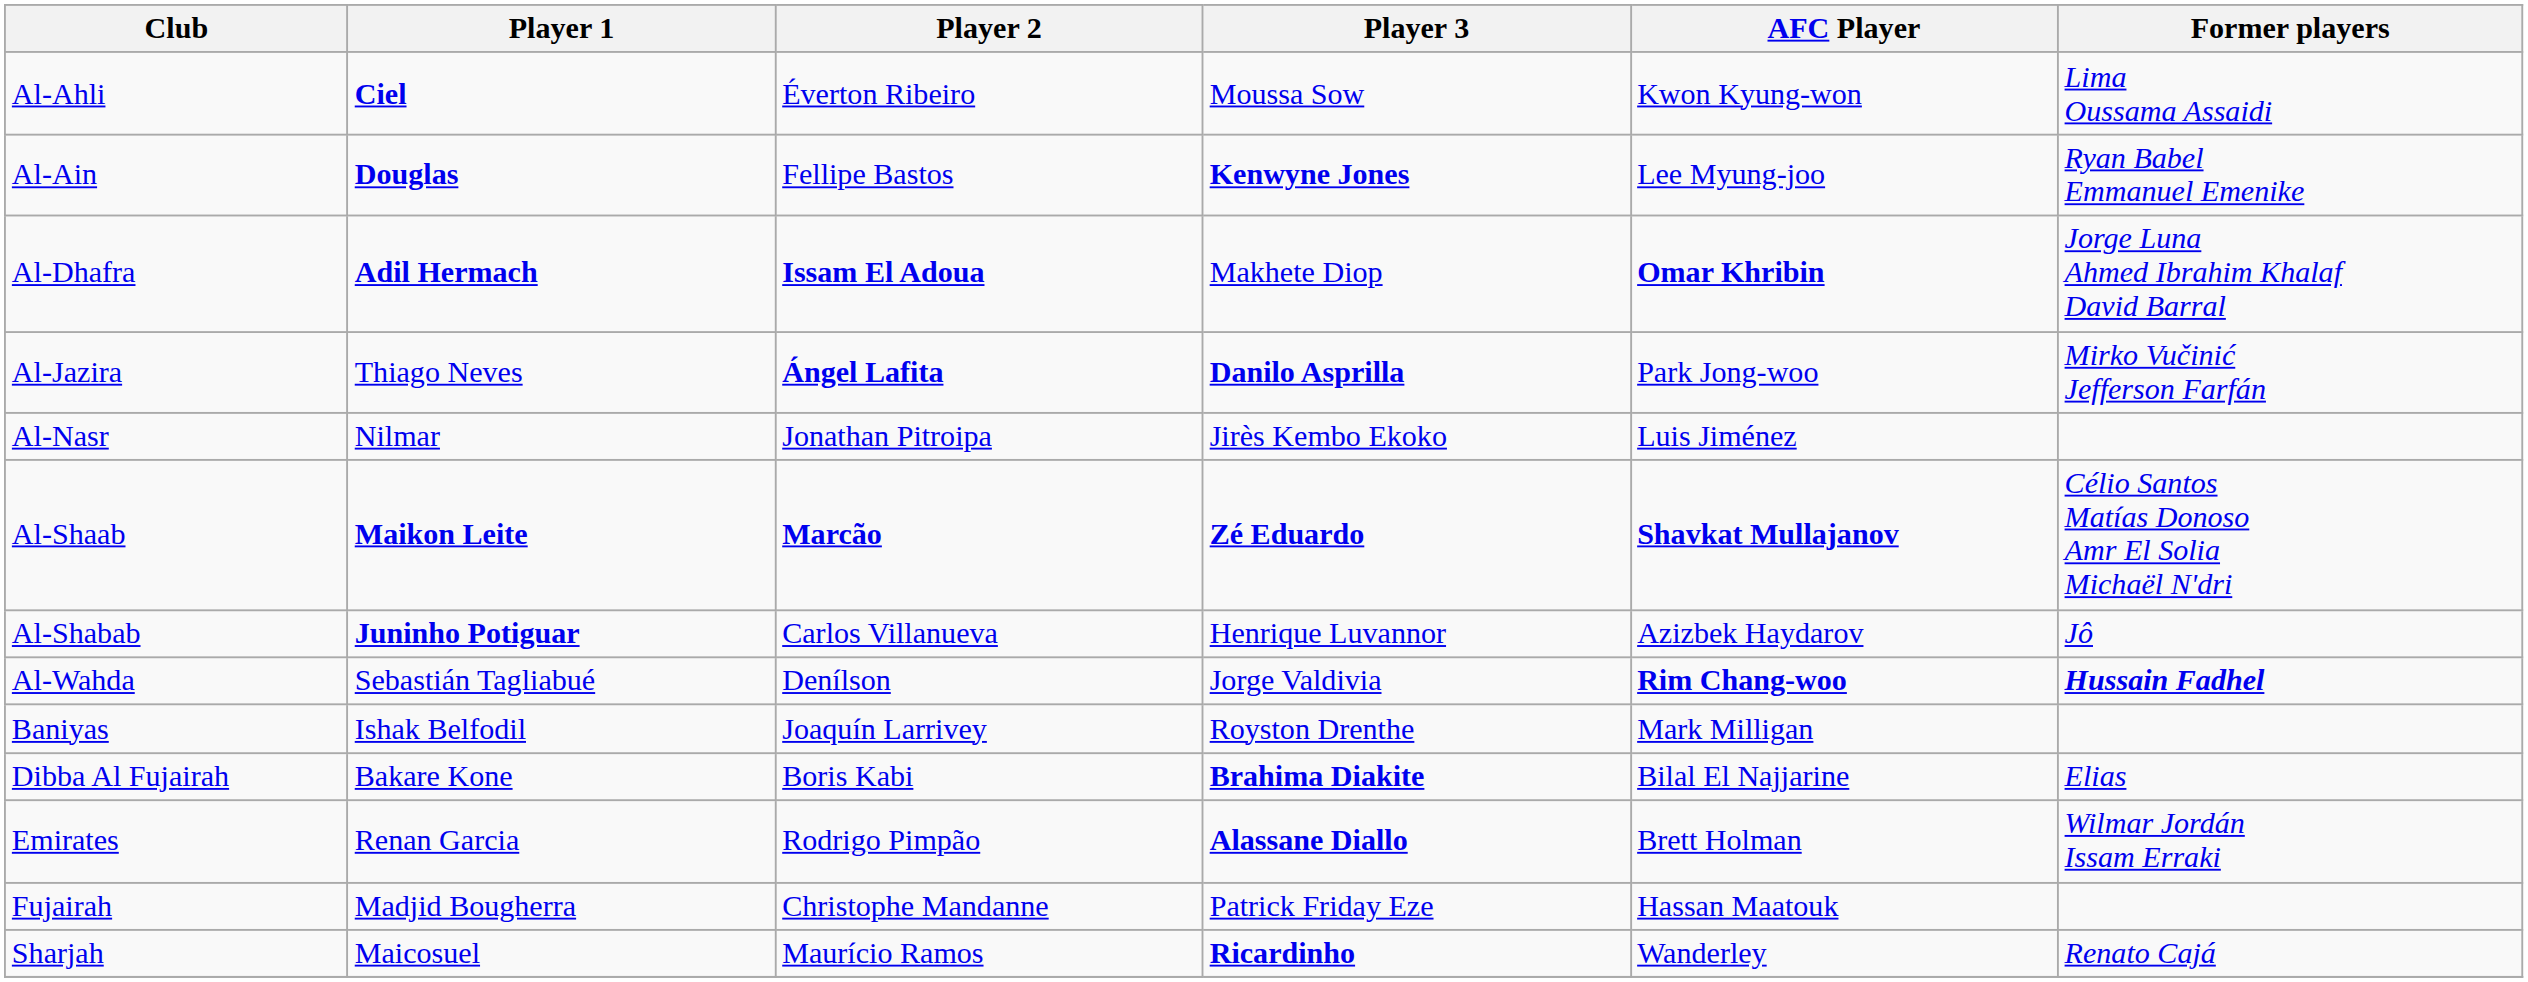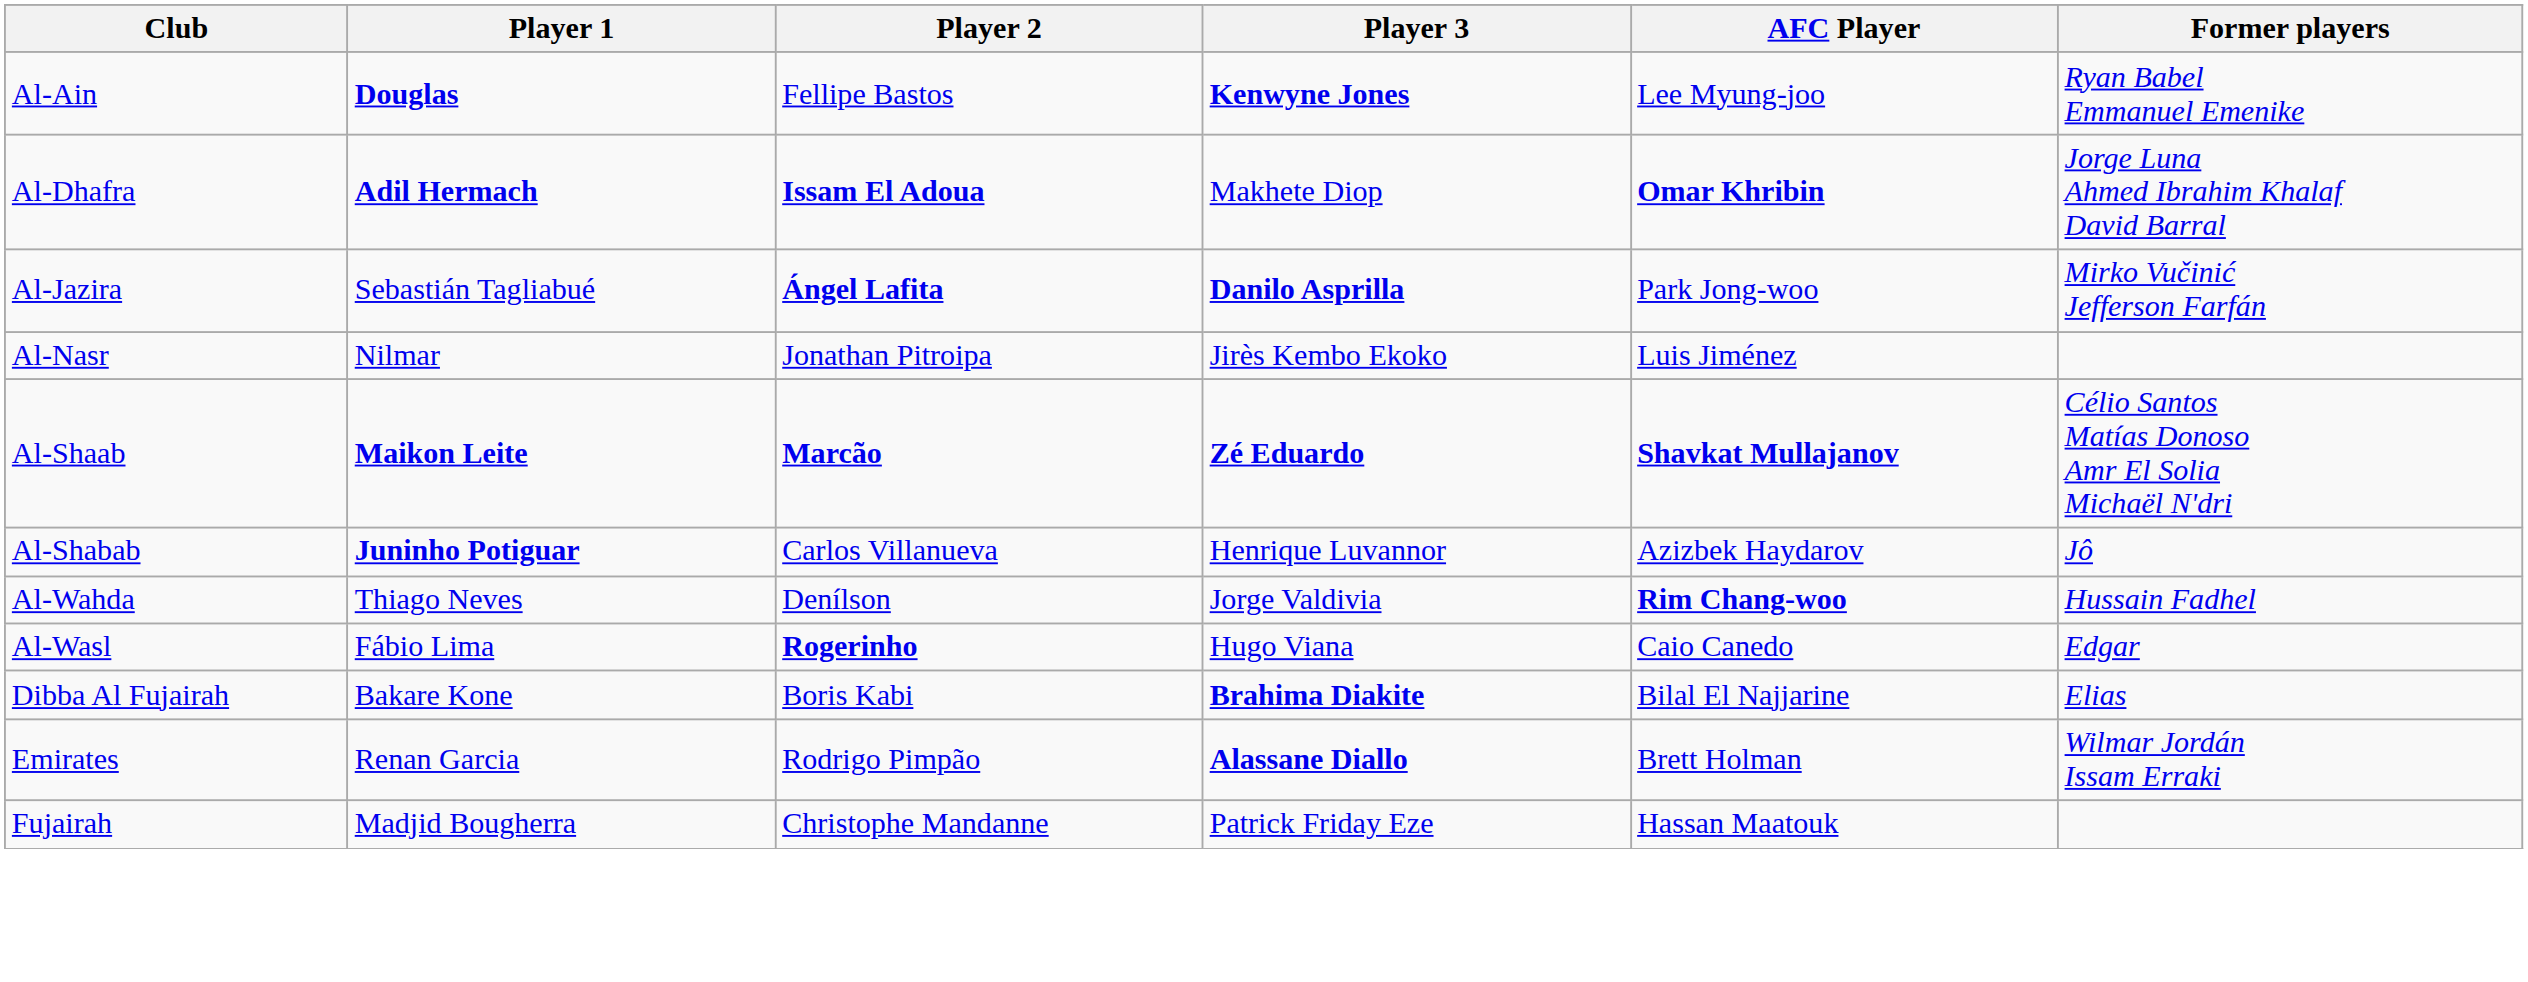- row: (59, 92)
(439, 371) Thiago Neves -> (475, 289) Sebastián Tagliabué
(475, 680) Sebastián Tagliabué -> (439, 599) Thiago Neves
(2164, 680) bold -> (2160, 599) normal
+ row: (62, 646)
- row: (60, 728)
- row: (58, 953)
